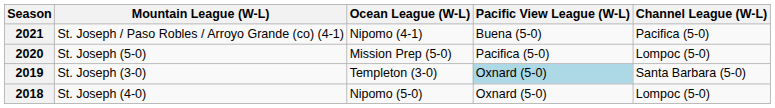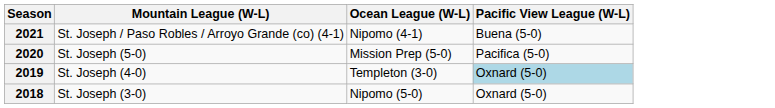- column: (701, 14)
(102, 73) St. Joseph (3-0) -> (102, 73) St. Joseph (4-0)
(102, 93) St. Joseph (4-0) -> (102, 93) St. Joseph (3-0)
